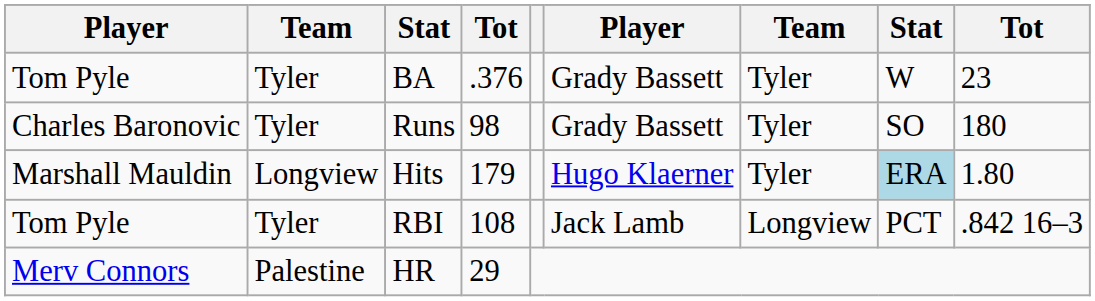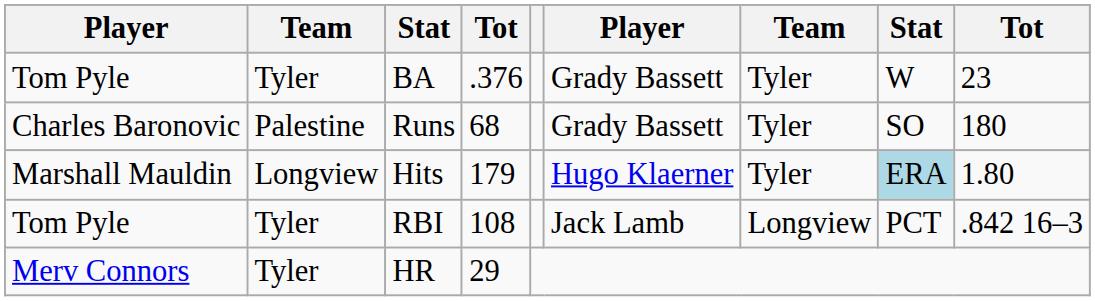(286, 125) Tyler -> (310, 125) Palestine
(485, 125) 98 -> (485, 125) 68
(310, 271) Palestine -> (286, 271) Tyler
